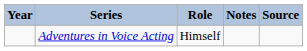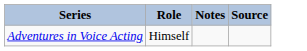- column: (20, 15)
